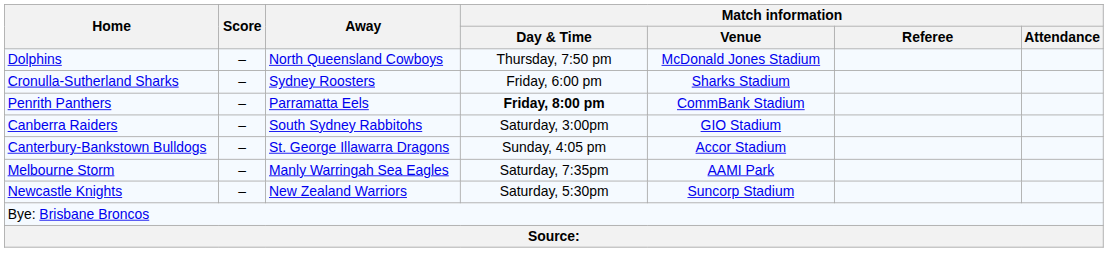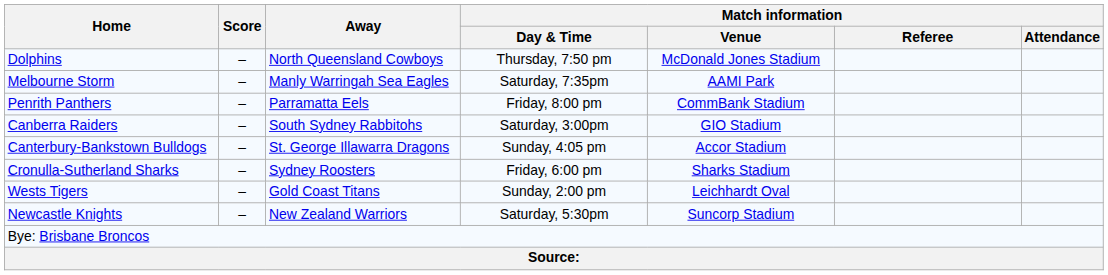rows swapped: (93, 81) <-> (61, 170)
(554, 103) bold -> (554, 103) normal
+ row: (48, 192)
